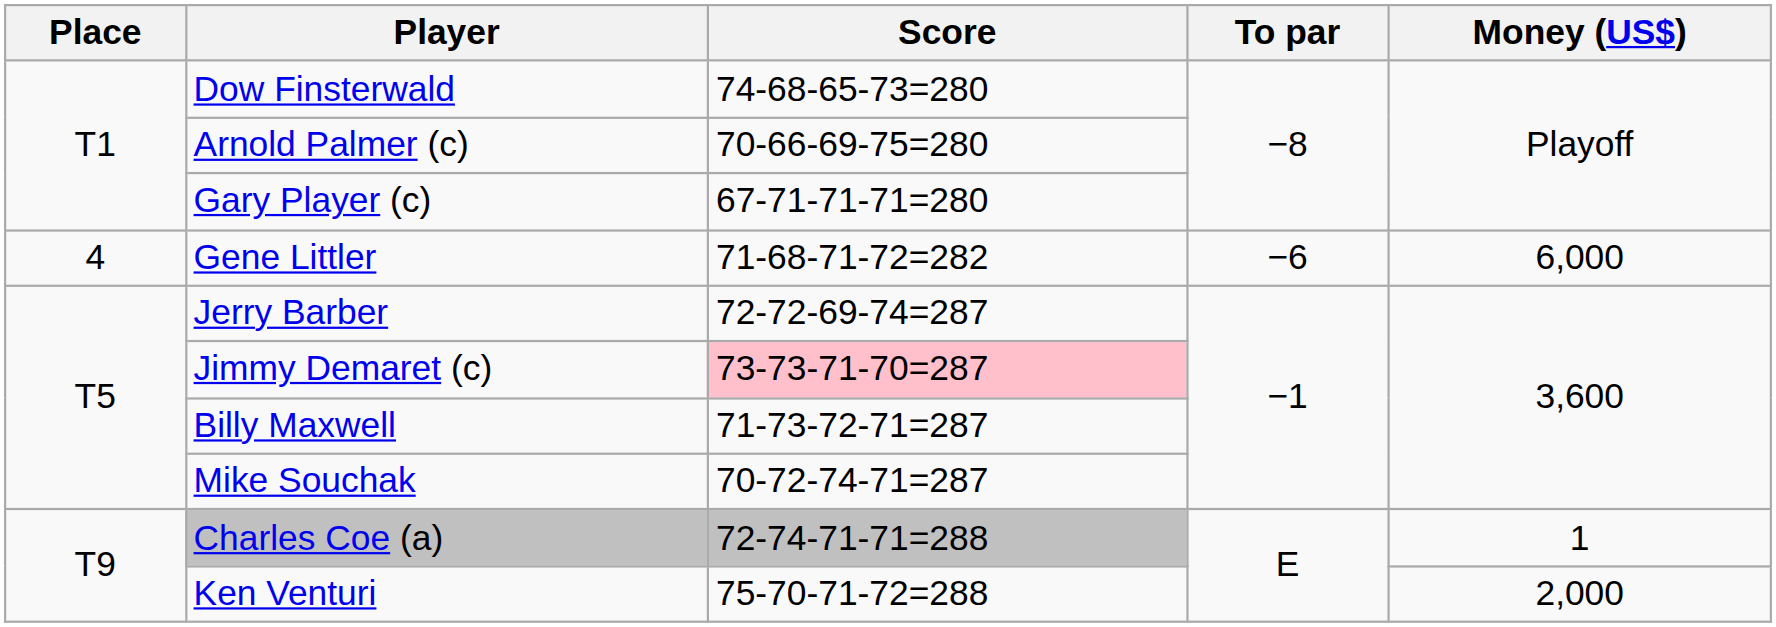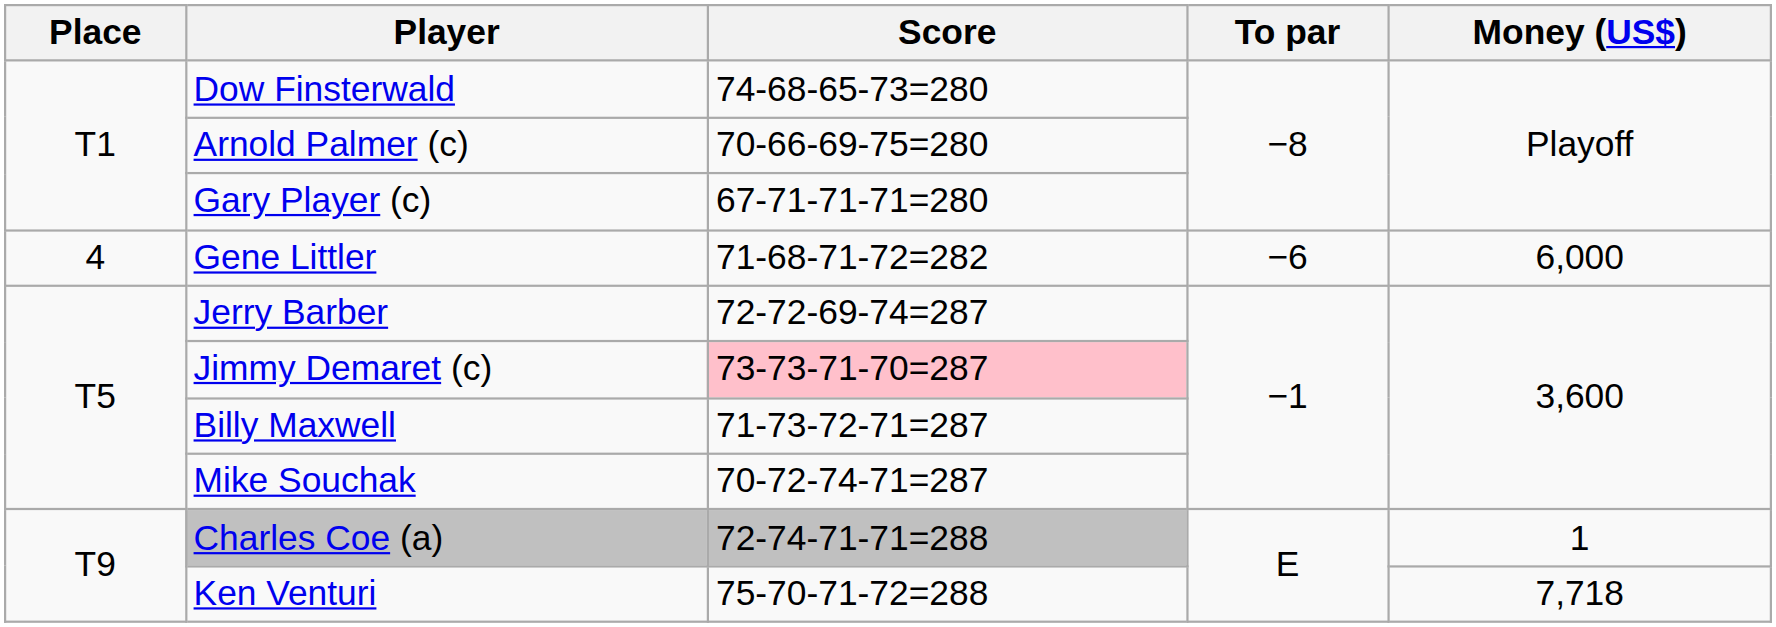(1580, 593) 2,000 -> (1580, 593) 7,718
